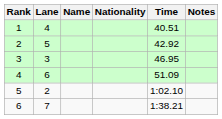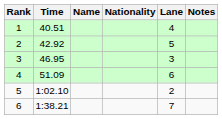columns swapped: (47, 12) <-> (167, 12)
